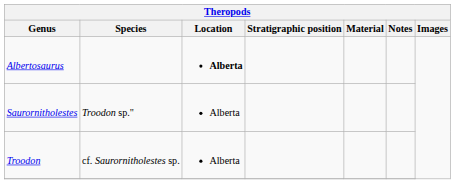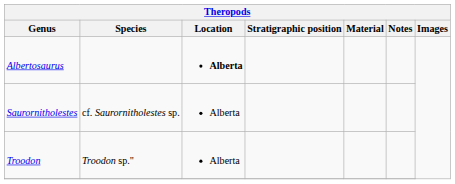(108, 113) Troodon sp." -> (131, 113) cf. Saurornitholestes sp.
(131, 160) cf. Saurornitholestes sp. -> (108, 160) Troodon sp."
